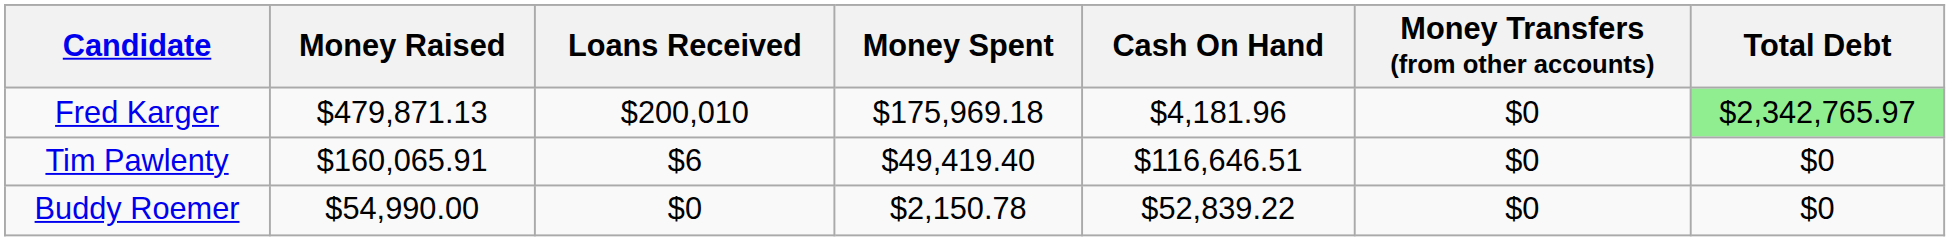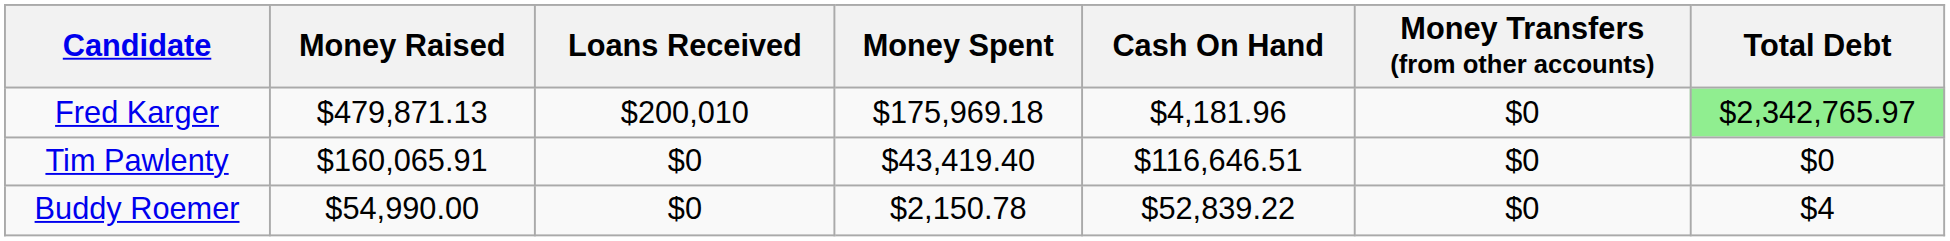(685, 160) $6 -> (685, 160) $0
(958, 160) $49,419.40 -> (958, 160) $43,419.40
(1817, 209) $0 -> (1817, 209) $4
